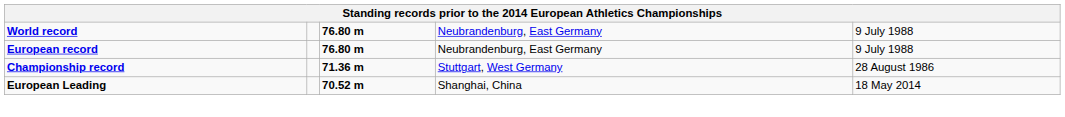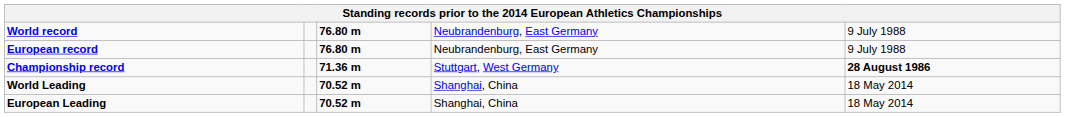(895, 67) normal -> (889, 67) bold
+ row: (46, 85)
